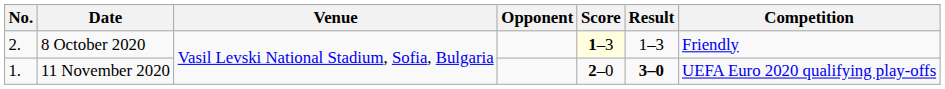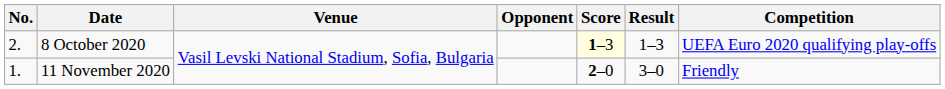(711, 44) Friendly -> (809, 44) UEFA Euro 2020 qualifying play-offs
(651, 71) bold -> (651, 71) normal
(809, 71) UEFA Euro 2020 qualifying play-offs -> (711, 71) Friendly
